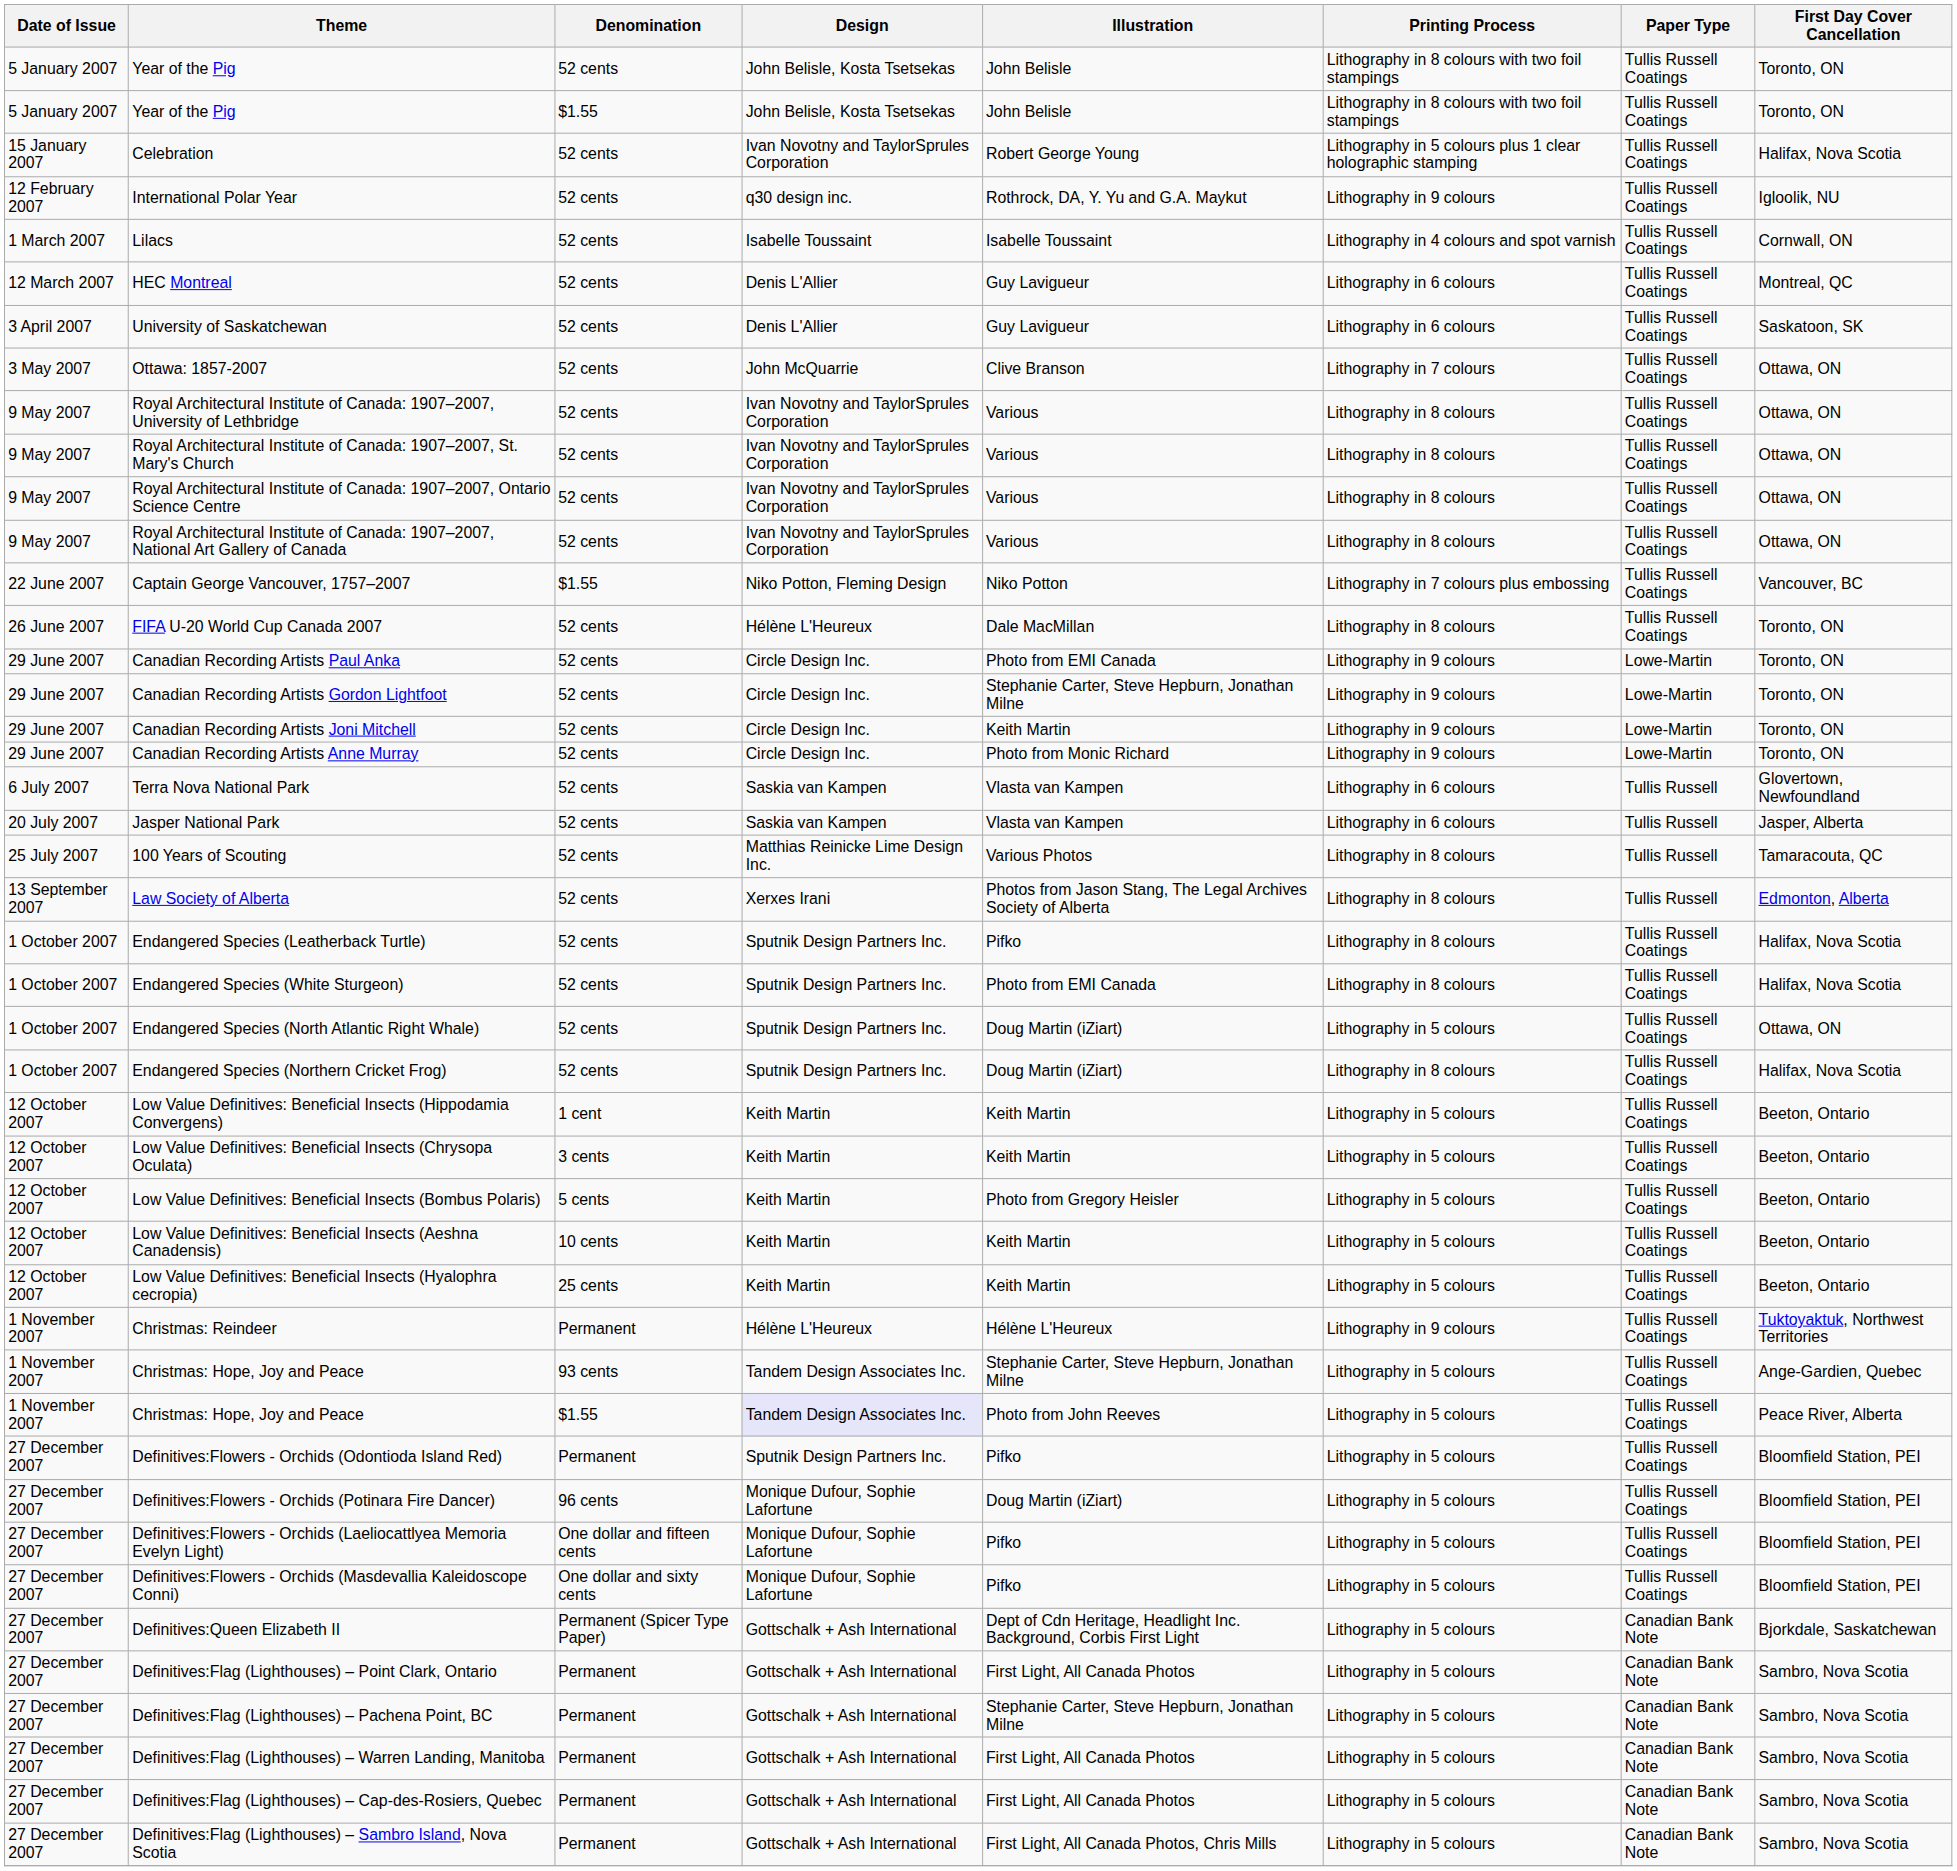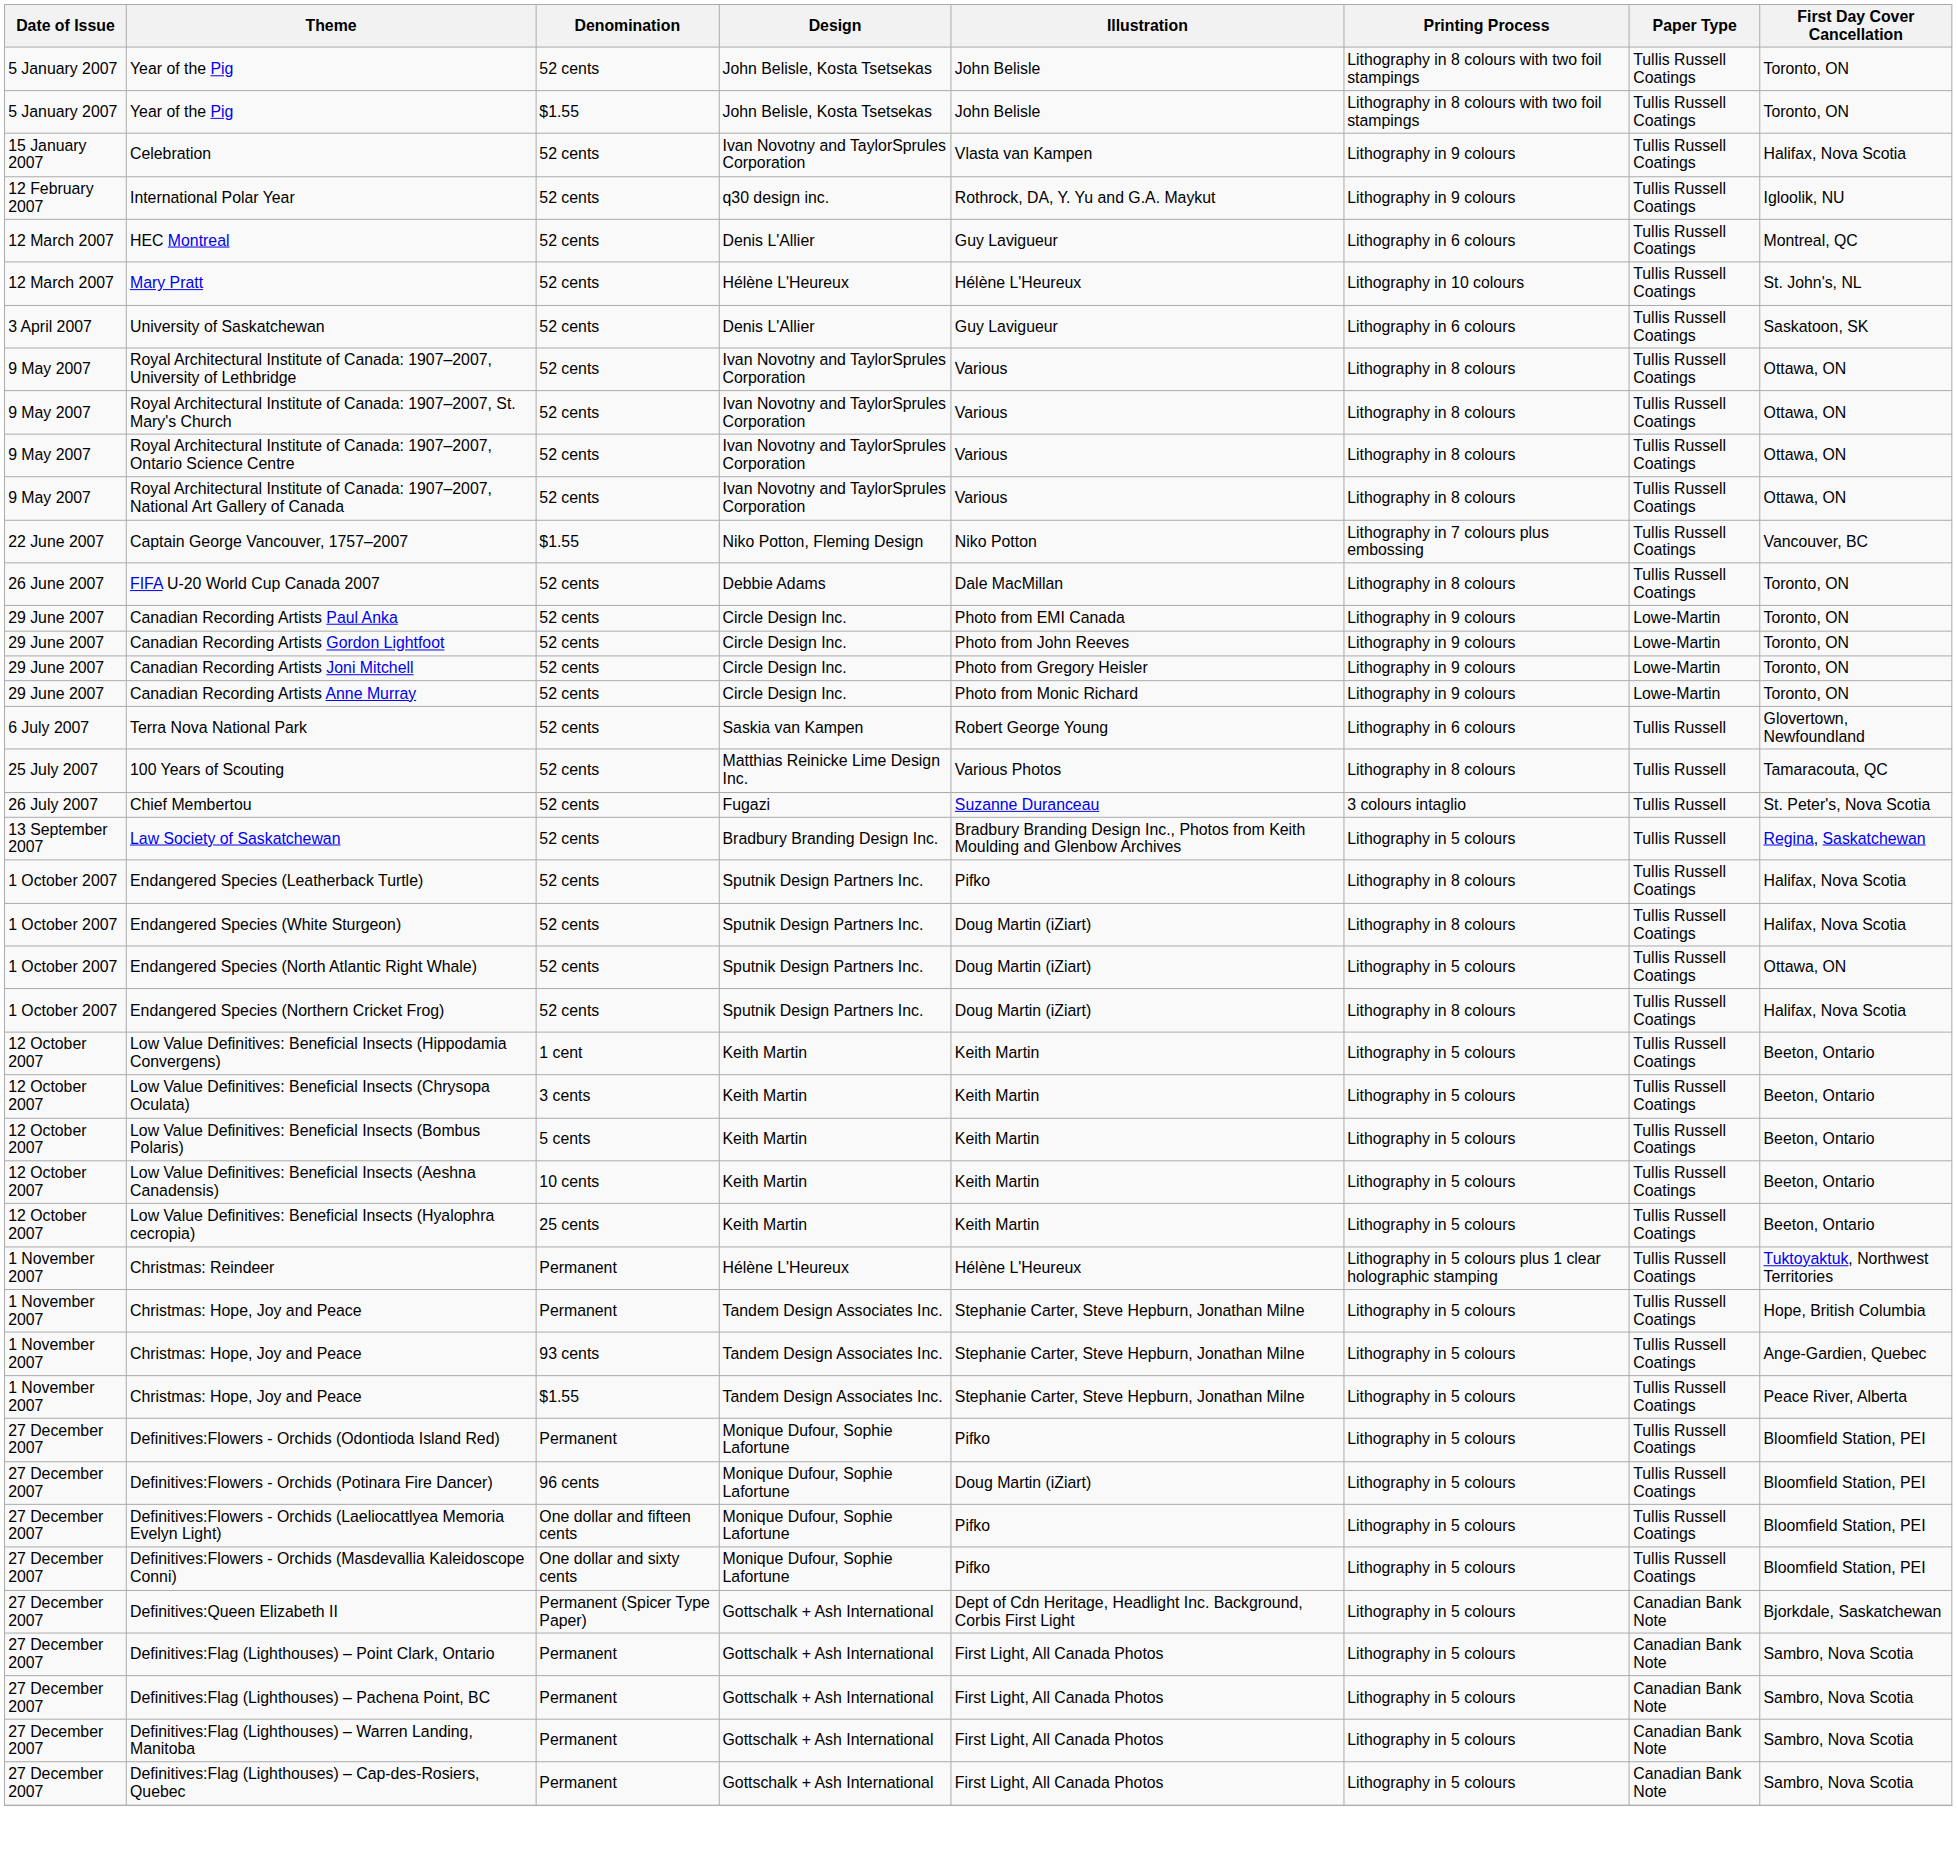(1063, 154) Robert George Young -> (1024, 154) Vlasta van Kampen
(1454, 154) Lithography in 5 colours plus 1 clear holographic stamping -> (1431, 154) Lithography in 9 colours
- row: (153, 240)
+ row: (167, 283)
- row: (200, 369)
(809, 627) Hélène L'Heureux -> (774, 584) Debbie Adams
(1140, 695) Stephanie Carter, Steve Hepburn, Jonathan Milne -> (1042, 643) Photo from John Reeves
(1028, 729) Keith Martin -> (1051, 668) Photo from Gregory Heisler
(1055, 788) Vlasta van Kampen -> (1031, 727) Robert George Young
- row: (206, 822)
+ row: (191, 804)
+ row: (235, 838)
- row: (211, 899)
(1071, 985) Photo from EMI Canada -> (1023, 924) Doug Martin (iZiart)
(1082, 1199) Photo from Gregory Heisler -> (997, 1139) Keith Martin
(1411, 1328) Lithography in 9 colours -> (1474, 1268) Lithography in 5 colours plus 1 clear holographic stamping
+ row: (246, 1310)
(856, 1414) lavender background -> (833, 1396) no background
(1073, 1414) Photo from John Reeves -> (1130, 1396) Stephanie Carter, Steve Hepburn, Jonathan Milne
(846, 1457) Sputnik Design Partners Inc. -> (808, 1439) Monique Dufour, Sophie Lafortune
(1140, 1715) Stephanie Carter, Steve Hepburn, Jonathan Milne -> (1059, 1697) First Light, All Canada Photos
- row: (319, 1844)
